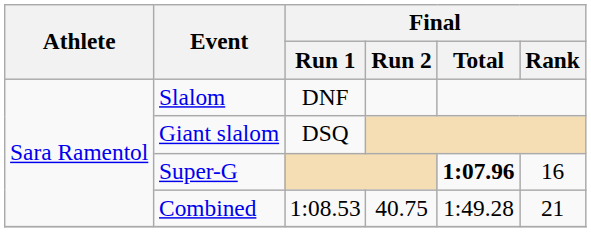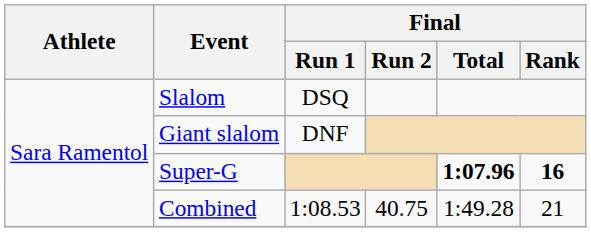(325, 97) DNF -> (325, 97) DSQ
(325, 134) DSQ -> (325, 134) DNF
(553, 171) normal -> (553, 171) bold
